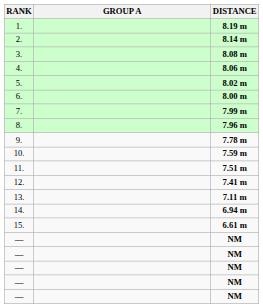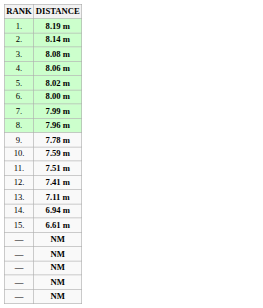- column: (122, 12)
